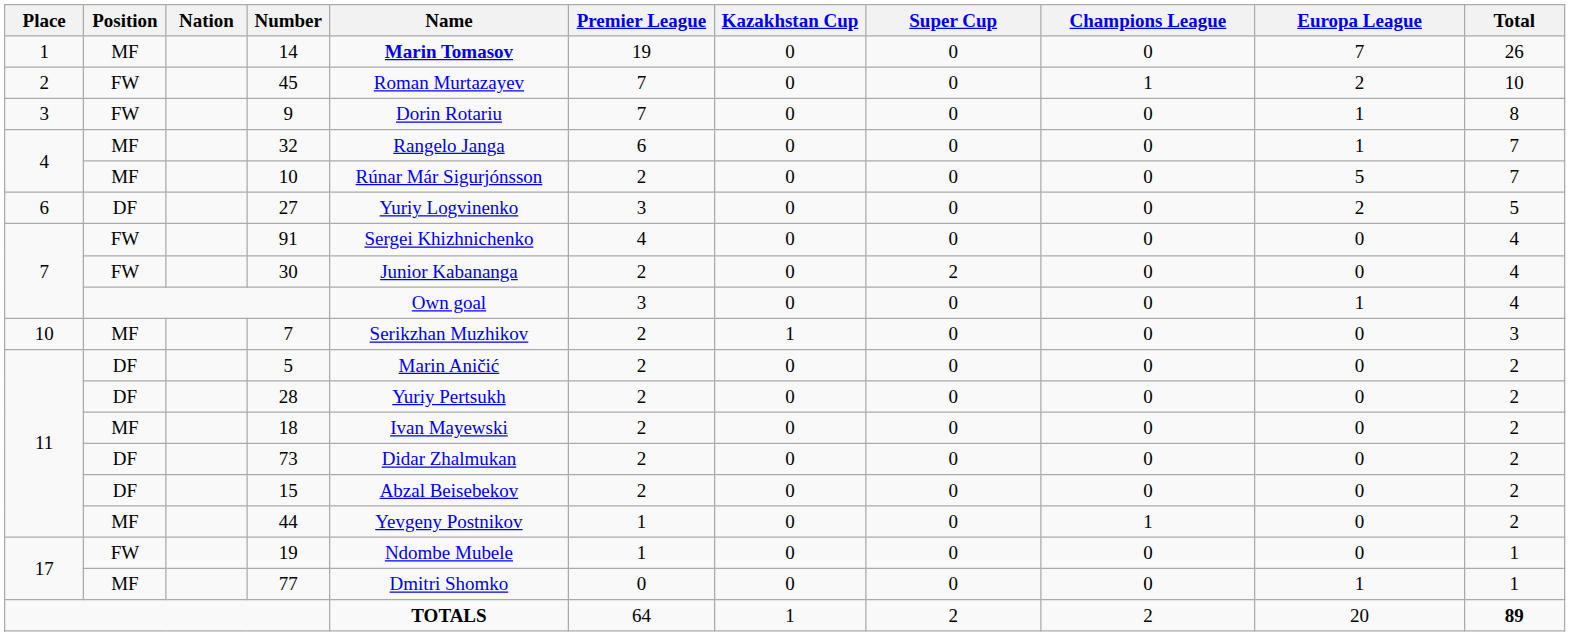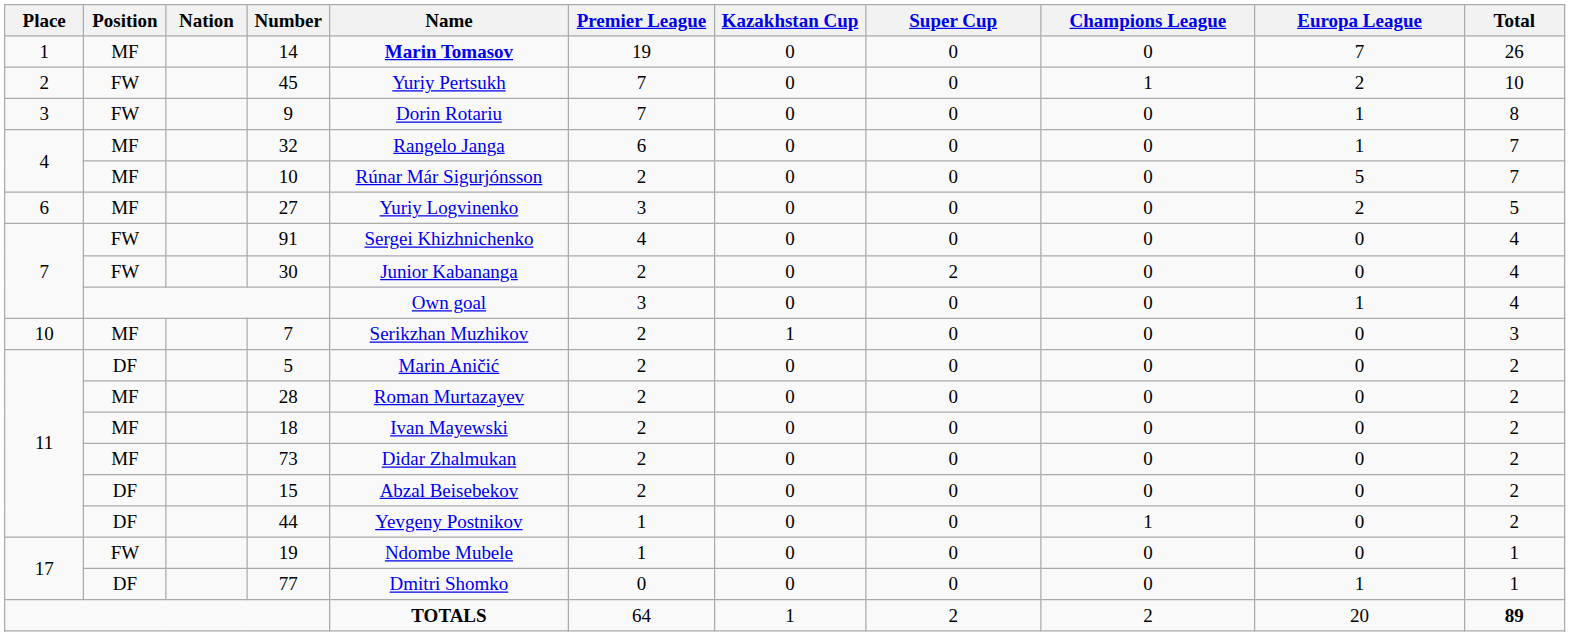(449, 83) Roman Murtazayev -> (449, 83) Yuriy Pertsukh
(125, 208) DF -> (125, 208) MF
(125, 396) DF -> (125, 396) MF
(449, 396) Yuriy Pertsukh -> (449, 396) Roman Murtazayev
(125, 458) DF -> (125, 458) MF
(125, 521) MF -> (125, 521) DF
(125, 584) MF -> (125, 584) DF
